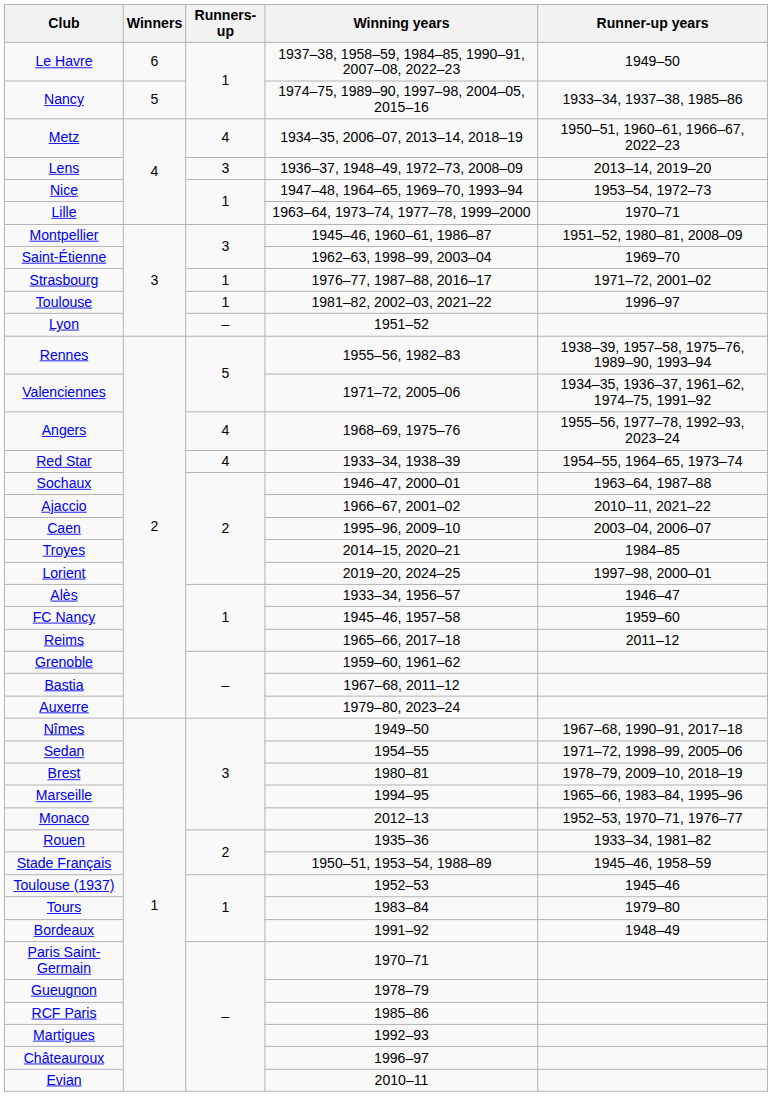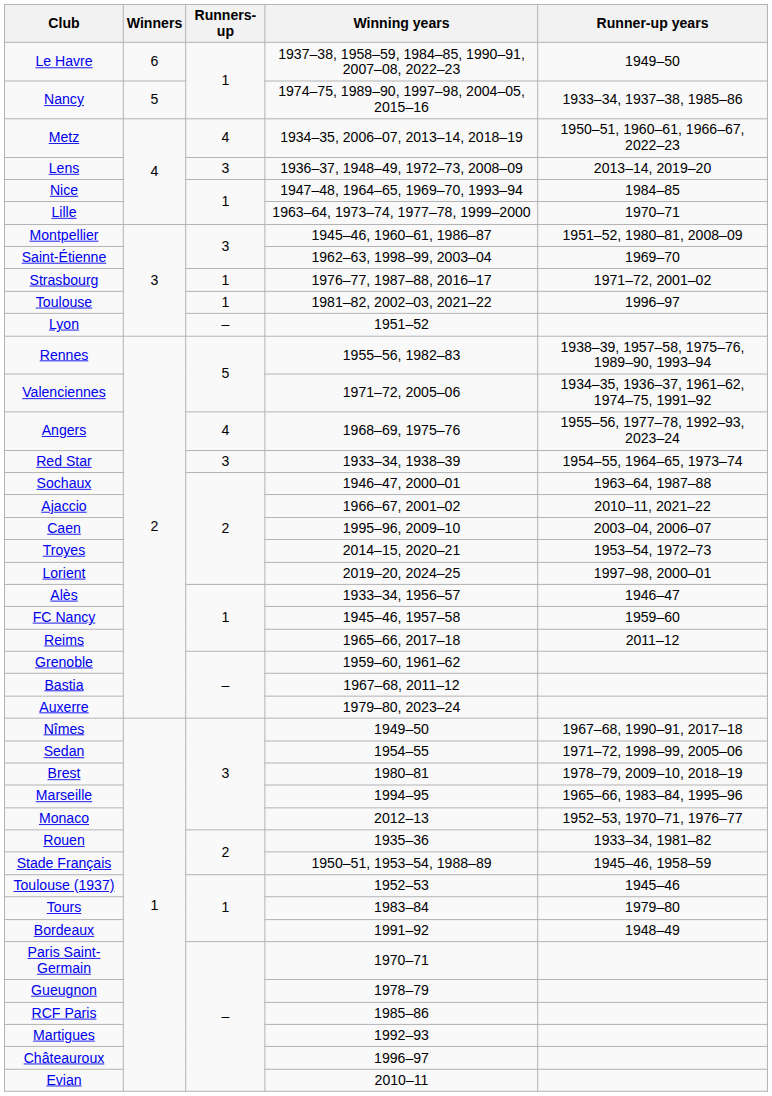(653, 190) 1953–54, 1972–73 -> (653, 190) 1984–85
(225, 461) 4 -> (225, 461) 3
(653, 550) 1984–85 -> (653, 550) 1953–54, 1972–73
